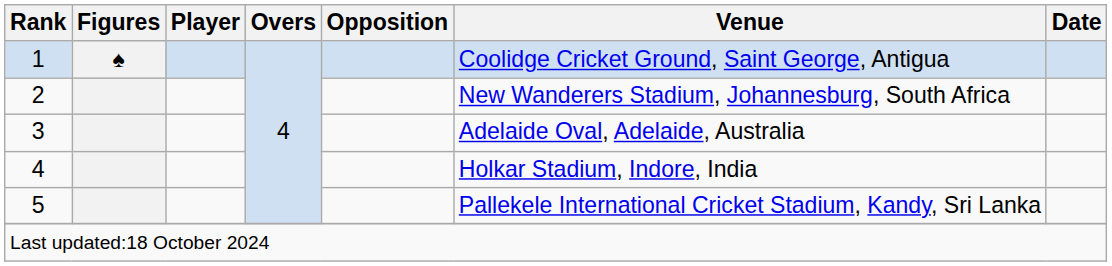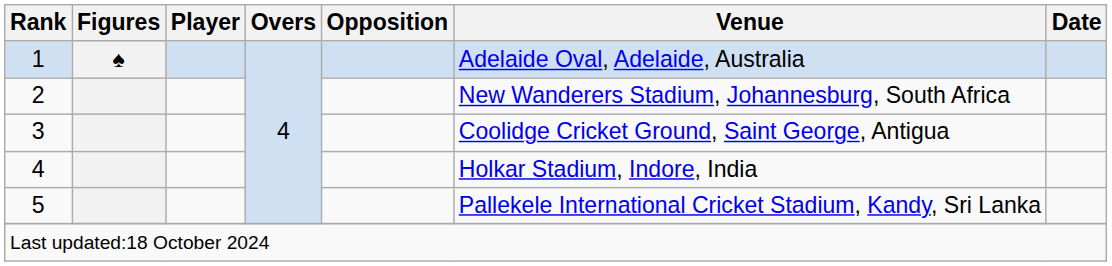(704, 59) Coolidge Cricket Ground, Saint George, Antigua -> (632, 59) Adelaide Oval, Adelaide, Australia
(632, 132) Adelaide Oval, Adelaide, Australia -> (704, 132) Coolidge Cricket Ground, Saint George, Antigua
